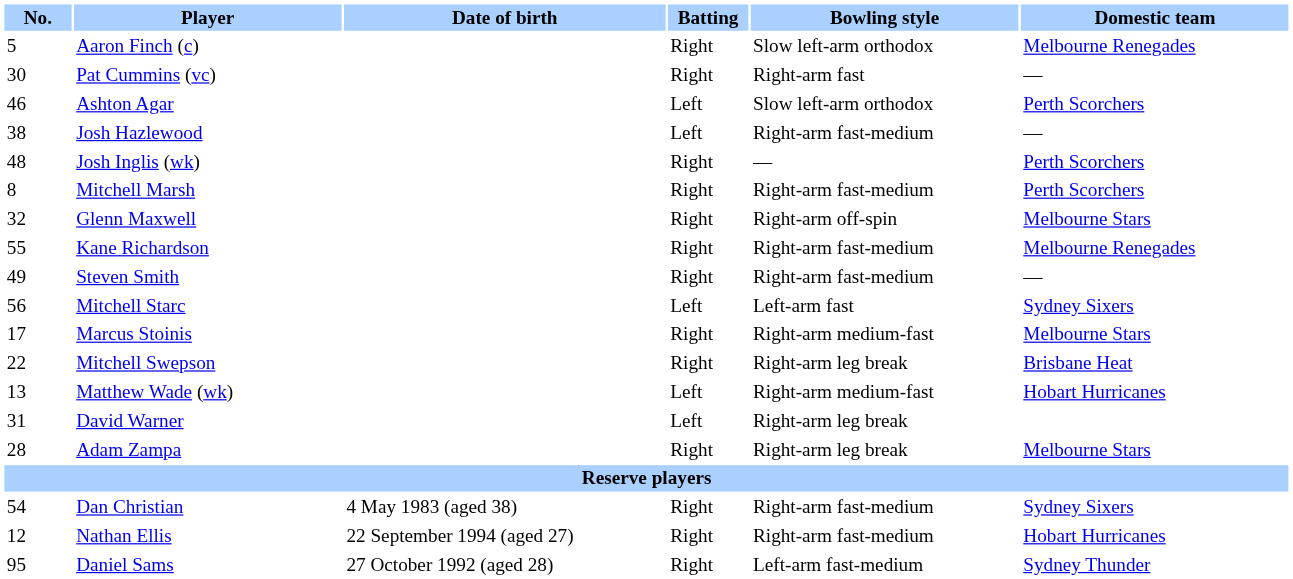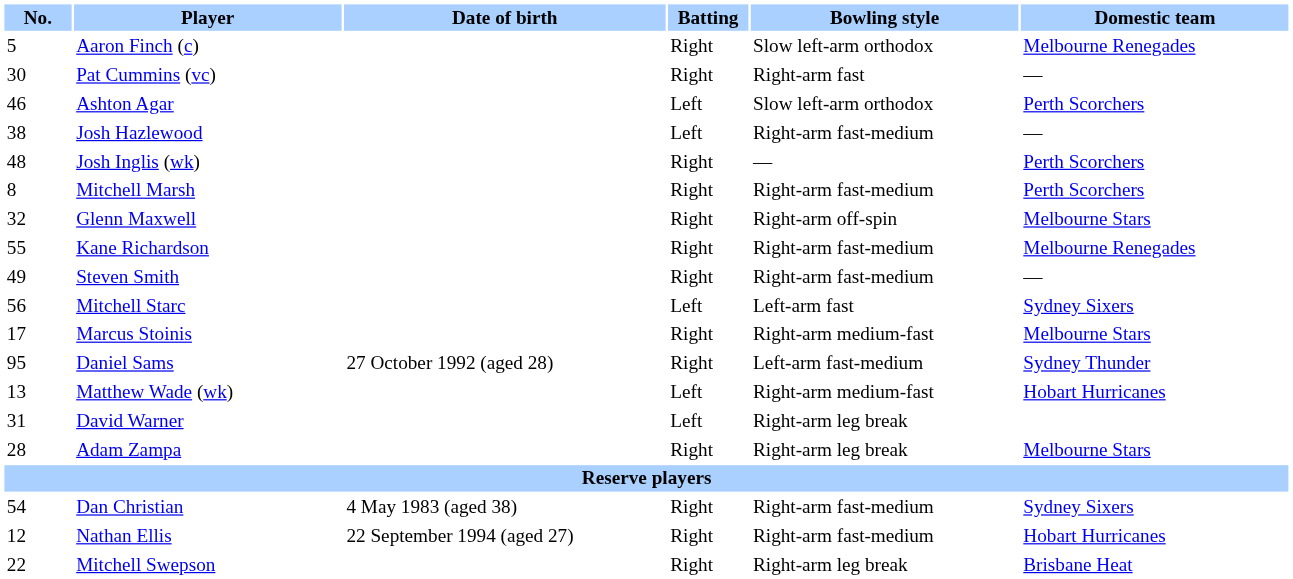rows swapped: (146, 363) <-> (125, 564)
